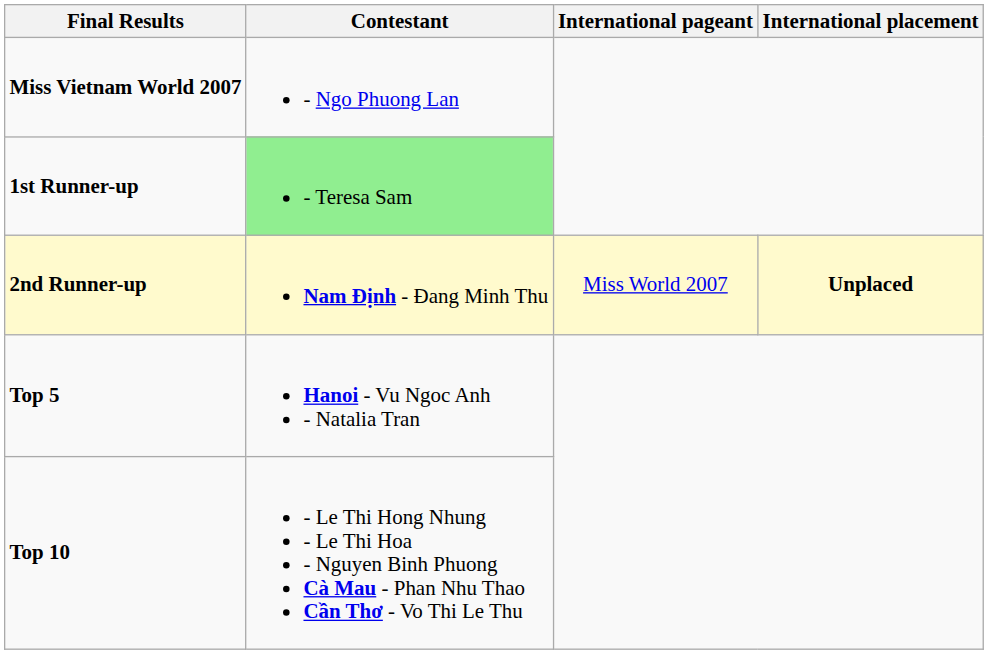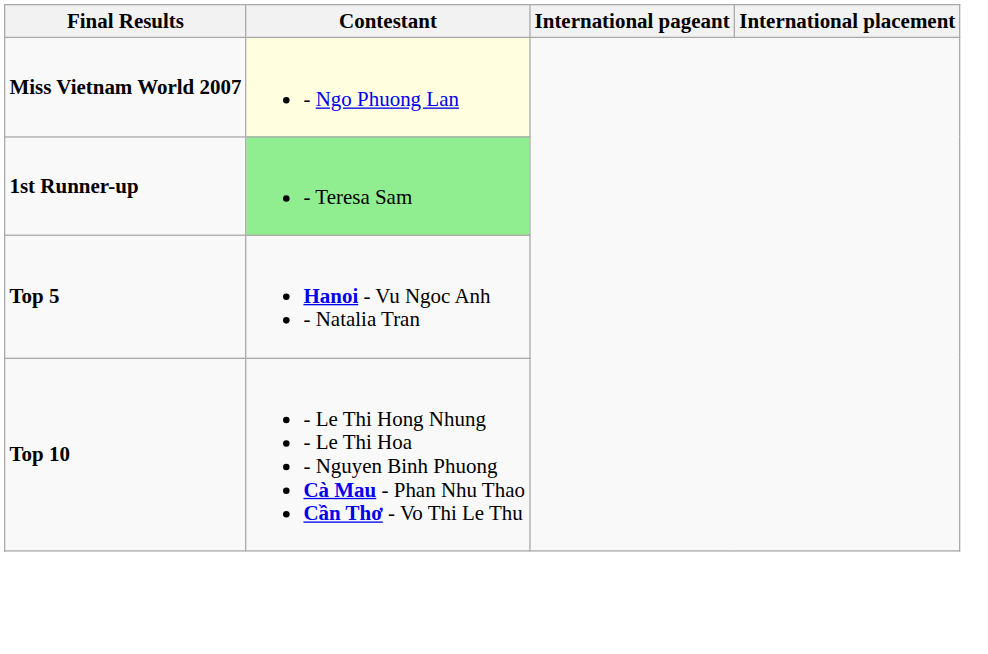(400, 99) no background -> (388, 99) lightyellow background
- row: (78, 284)
